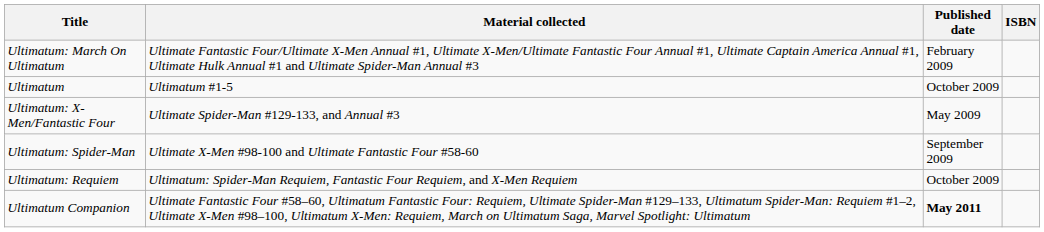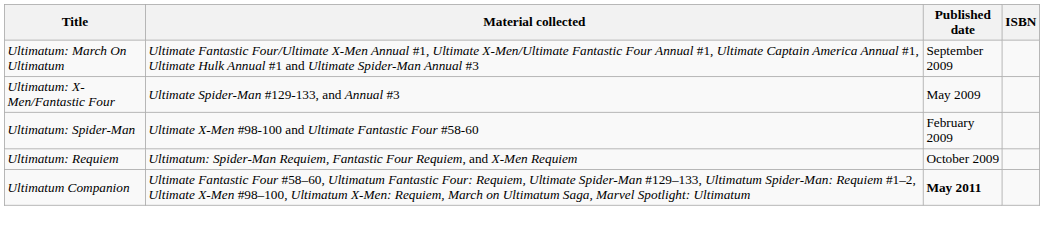(950, 58) February 2009 -> (955, 58) September 2009
- row: (36, 87)
(955, 151) September 2009 -> (950, 130) February 2009
